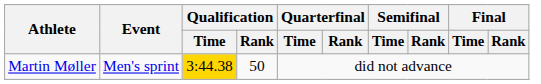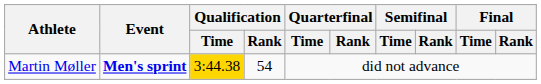(141, 67) normal -> (145, 67) bold
(257, 67) 50 -> (264, 67) 54
